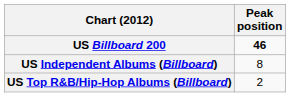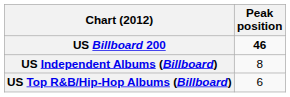(260, 82) 2 -> (260, 82) 6
